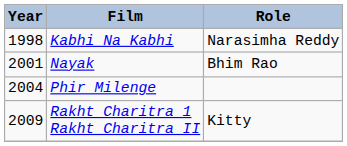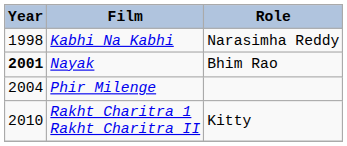(26, 64) normal -> (26, 64) bold
(26, 121) 2009 -> (26, 121) 2010
